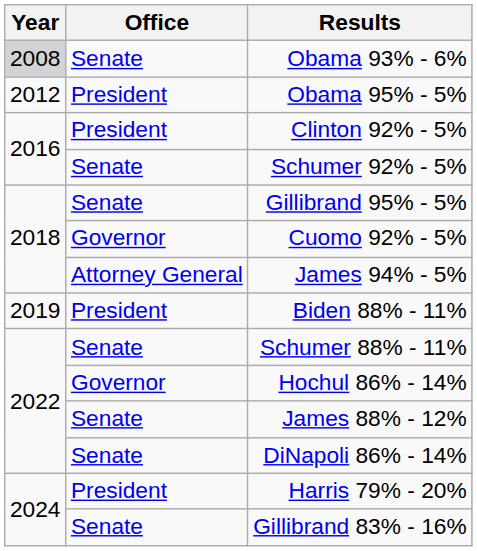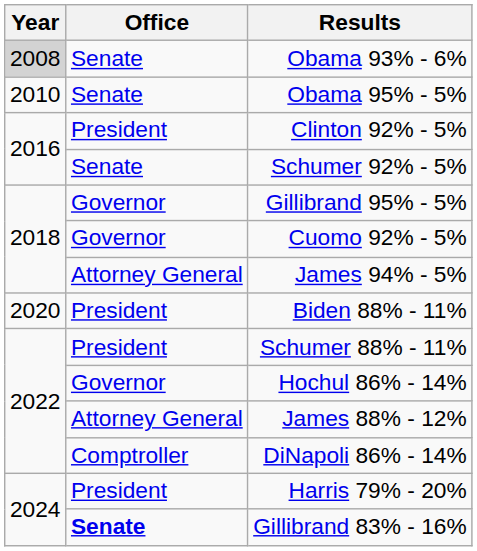(35, 94) 2012 -> (35, 94) 2010
(119, 94) President -> (107, 94) Senate
(107, 202) Senate -> (118, 202) Governor
(35, 310) 2019 -> (35, 310) 2020
(107, 346) Senate -> (119, 346) President
(107, 418) Senate -> (157, 418) Attorney General
(107, 454) Senate -> (130, 454) Comptroller
(107, 526) normal -> (108, 526) bold
